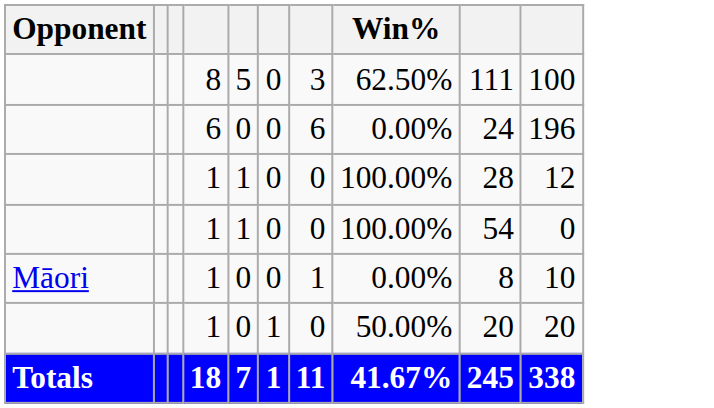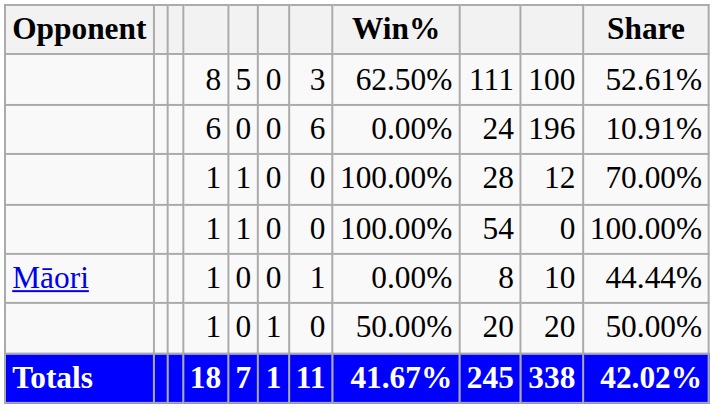+ column: (646, 29)
